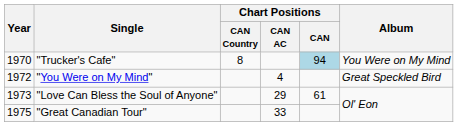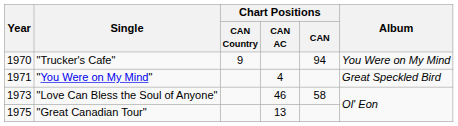(240, 60) 8 -> (240, 60) 9
(320, 60) lightblue background -> (320, 60) no background
(19, 78) 1972 -> (19, 78) 1971
(280, 95) 29 -> (280, 95) 46
(320, 95) 61 -> (320, 95) 58
(280, 113) 33 -> (280, 113) 13
